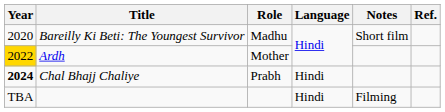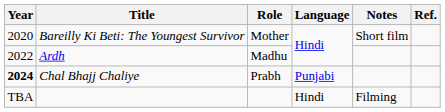(269, 35) Madhu -> (270, 35) Mother
(20, 55) gold background -> (20, 55) no background
(270, 55) Mother -> (269, 55) Madhu
(309, 76) Hindi -> (315, 76) Punjabi
